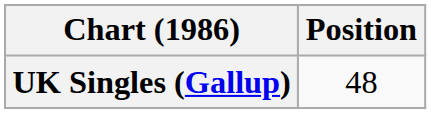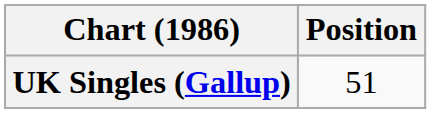(361, 81) 48 -> (361, 81) 51
